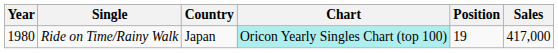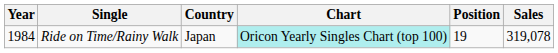(21, 36) 1980 -> (21, 36) 1984
(529, 36) 417,000 -> (529, 36) 319,078
